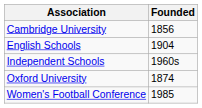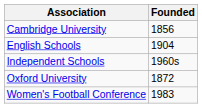(162, 78) 1874 -> (162, 78) 1872
(162, 95) 1985 -> (162, 95) 1983
